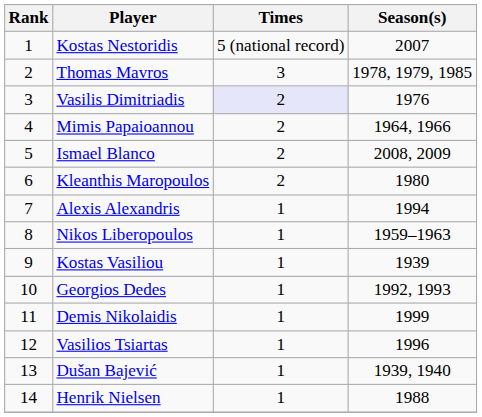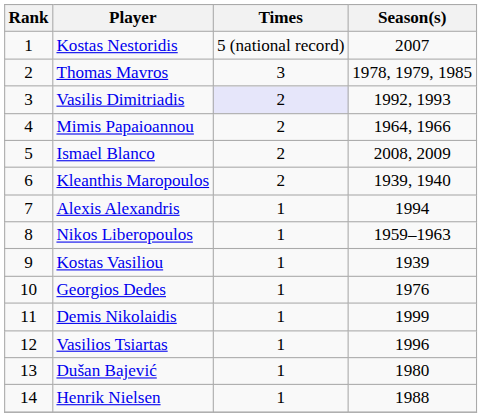(412, 99) 1976 -> (412, 99) 1992, 1993
(412, 180) 1980 -> (412, 180) 1939, 1940
(412, 289) 1992, 1993 -> (412, 289) 1976
(412, 371) 1939, 1940 -> (412, 371) 1980
